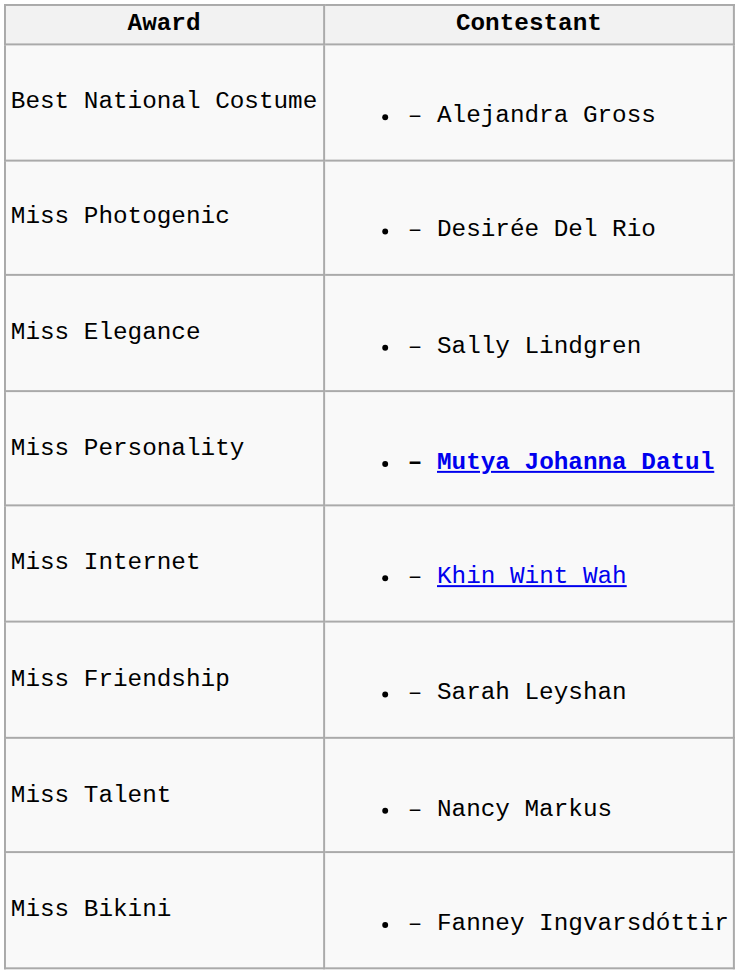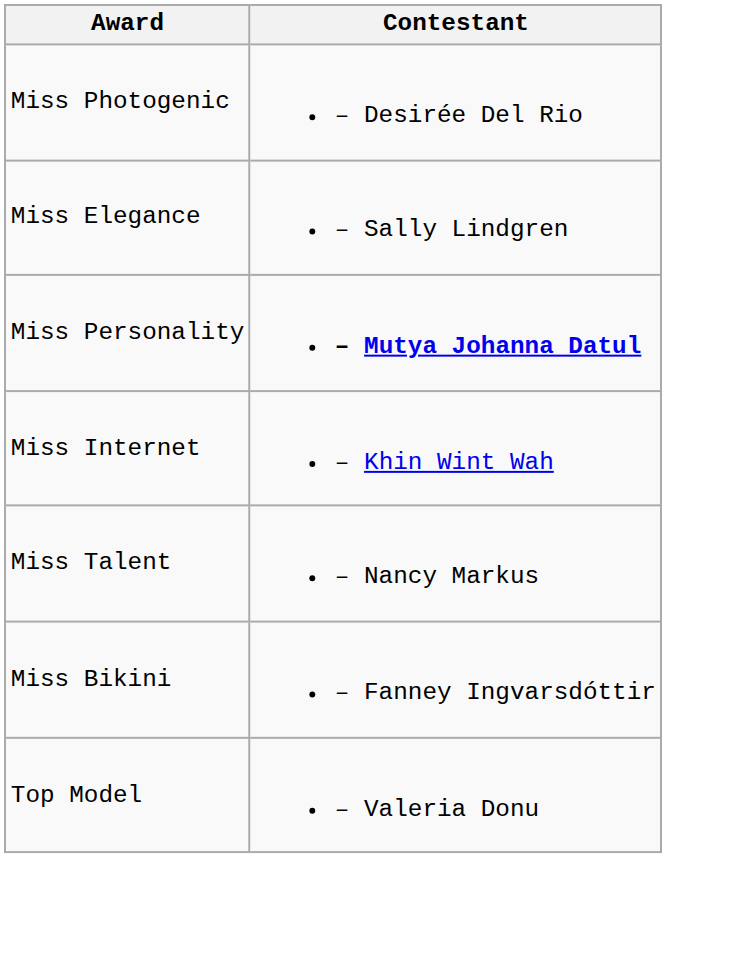- row: (164, 102)
- row: (120, 680)
+ row: (77, 795)
